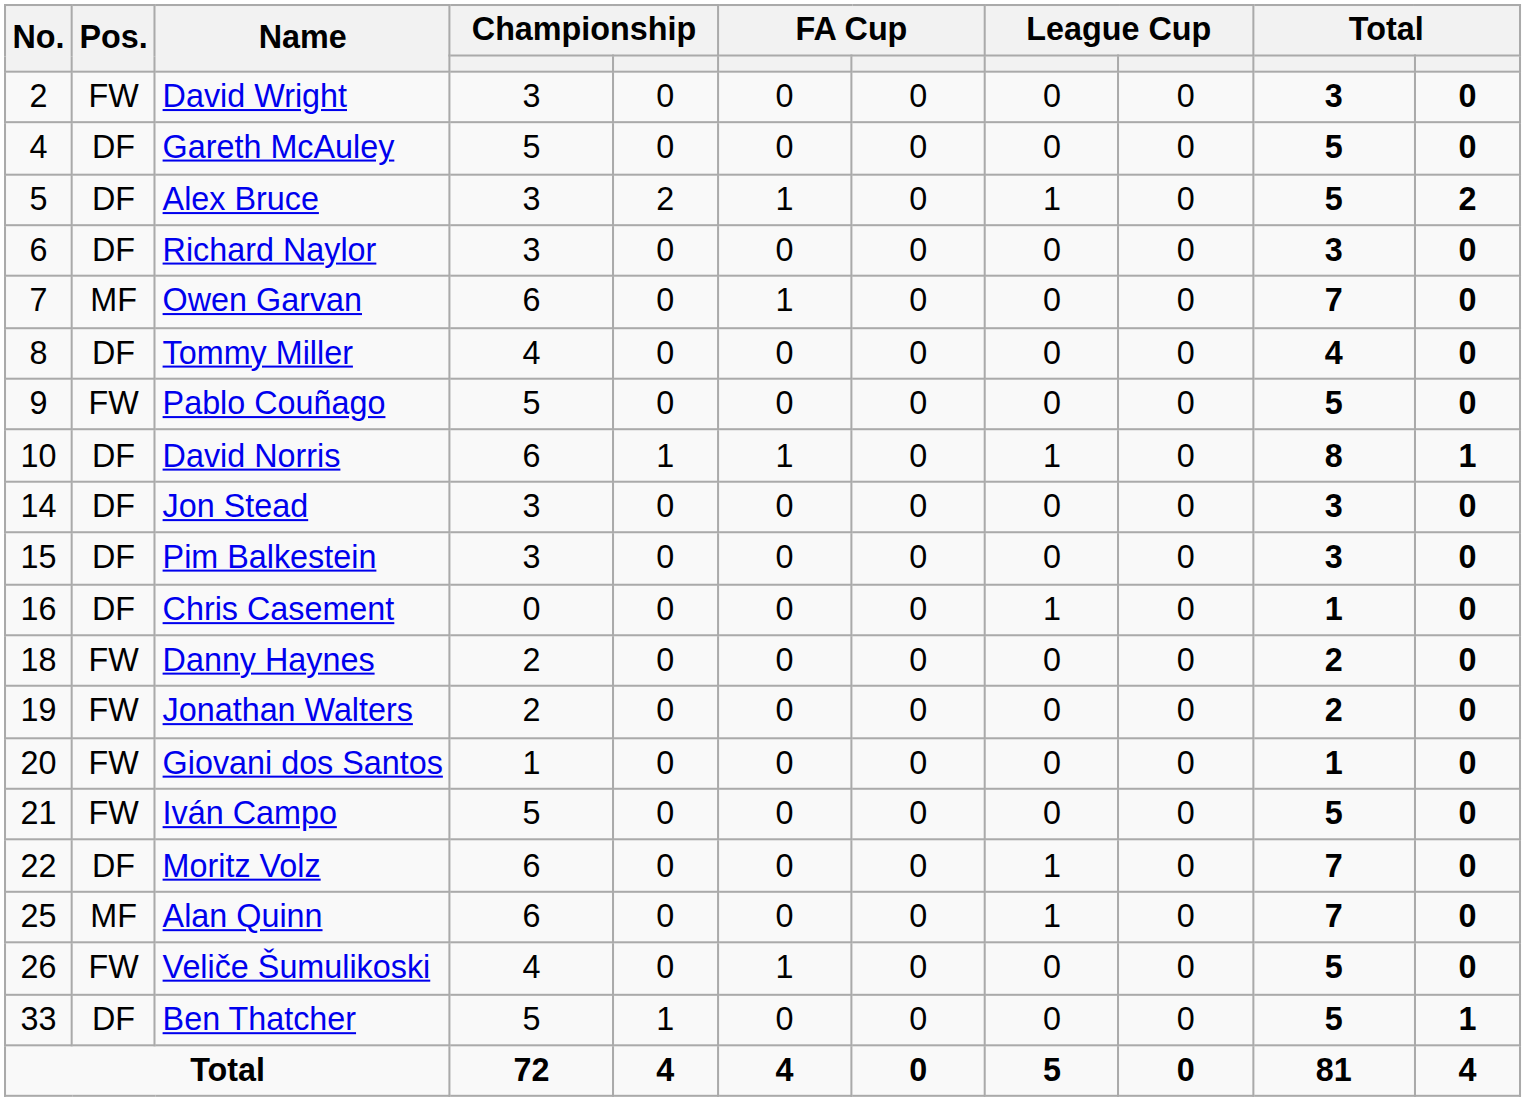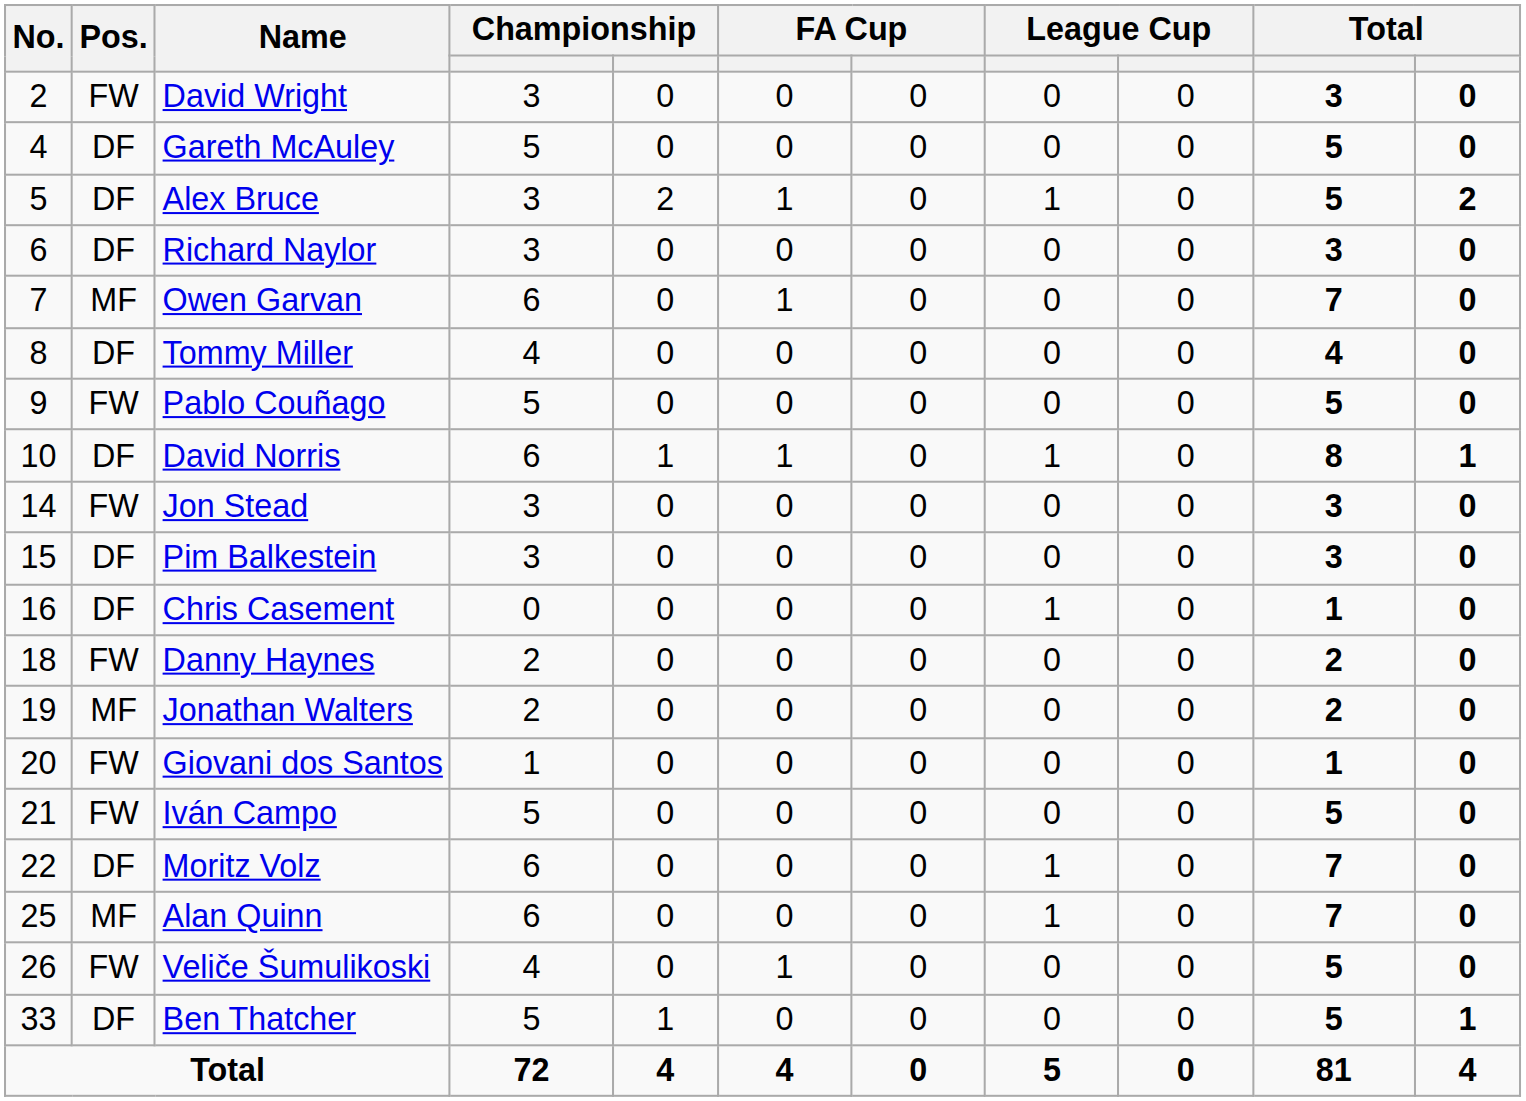(114, 506) DF -> (114, 506) FW
(114, 711) FW -> (114, 711) MF
